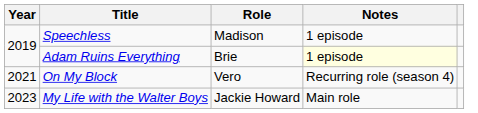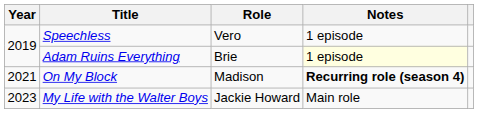(239, 35) Madison -> (227, 35) Vero
(227, 77) Vero -> (239, 77) Madison
(380, 77) normal -> (385, 77) bold
